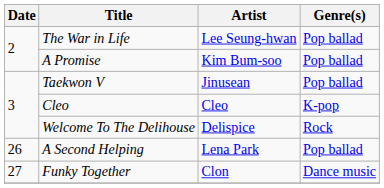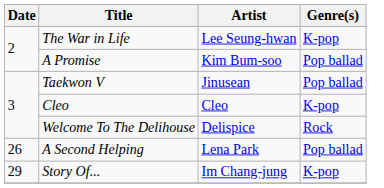(333, 37) Pop ballad -> (321, 37) K-pop
- row: (86, 171)
+ row: (71, 171)
